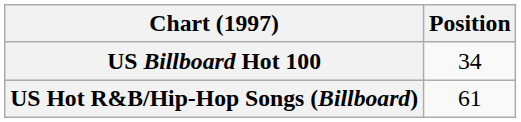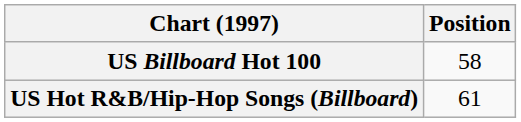(470, 60) 34 -> (470, 60) 58
